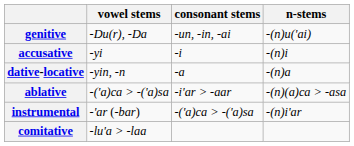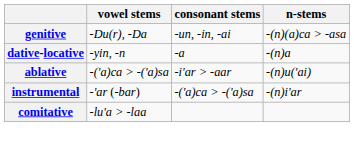(289, 33) -(n)u('ai) -> (306, 33) -(n)(a)ca > -asa
- row: (46, 53)
(306, 92) -(n)(a)ca > -asa -> (289, 72) -(n)u('ai)
